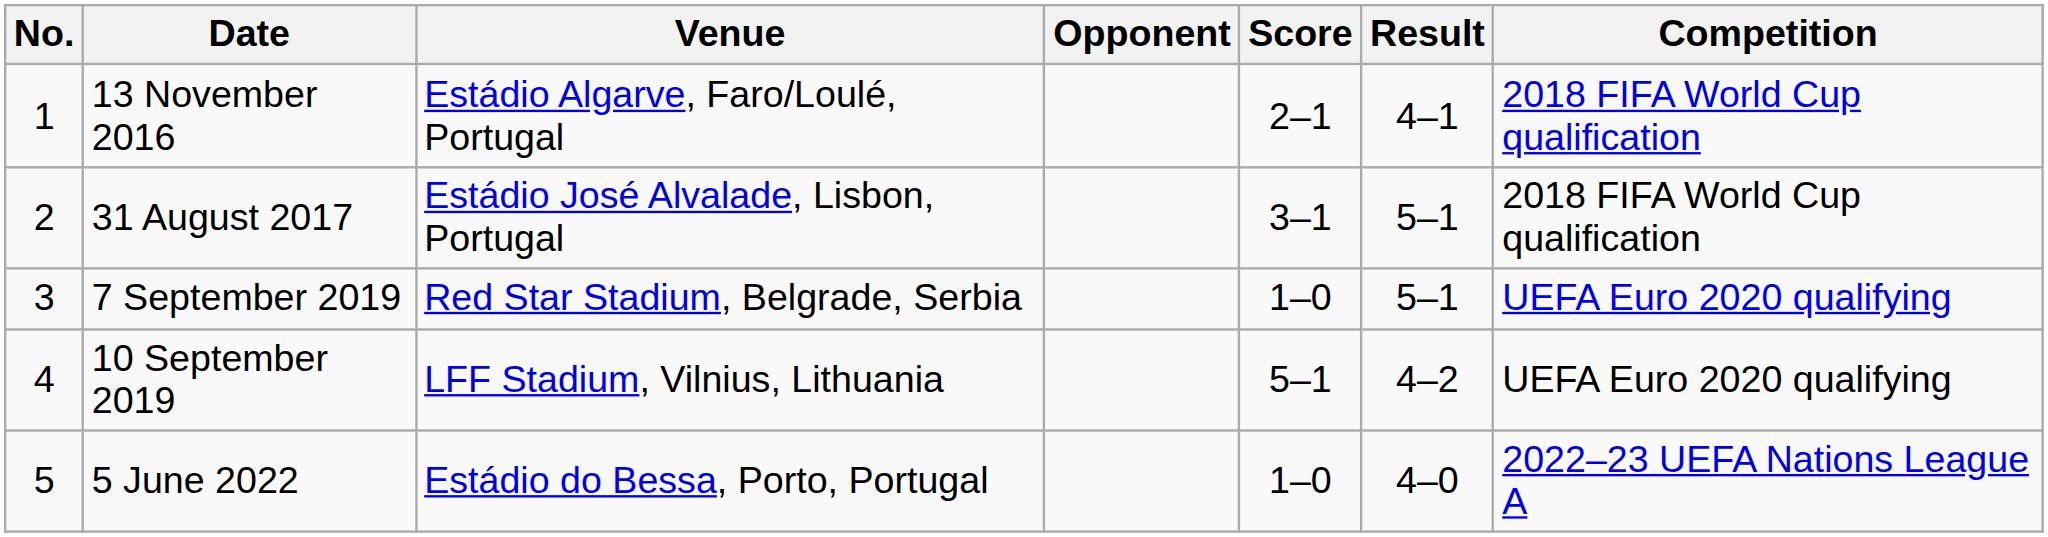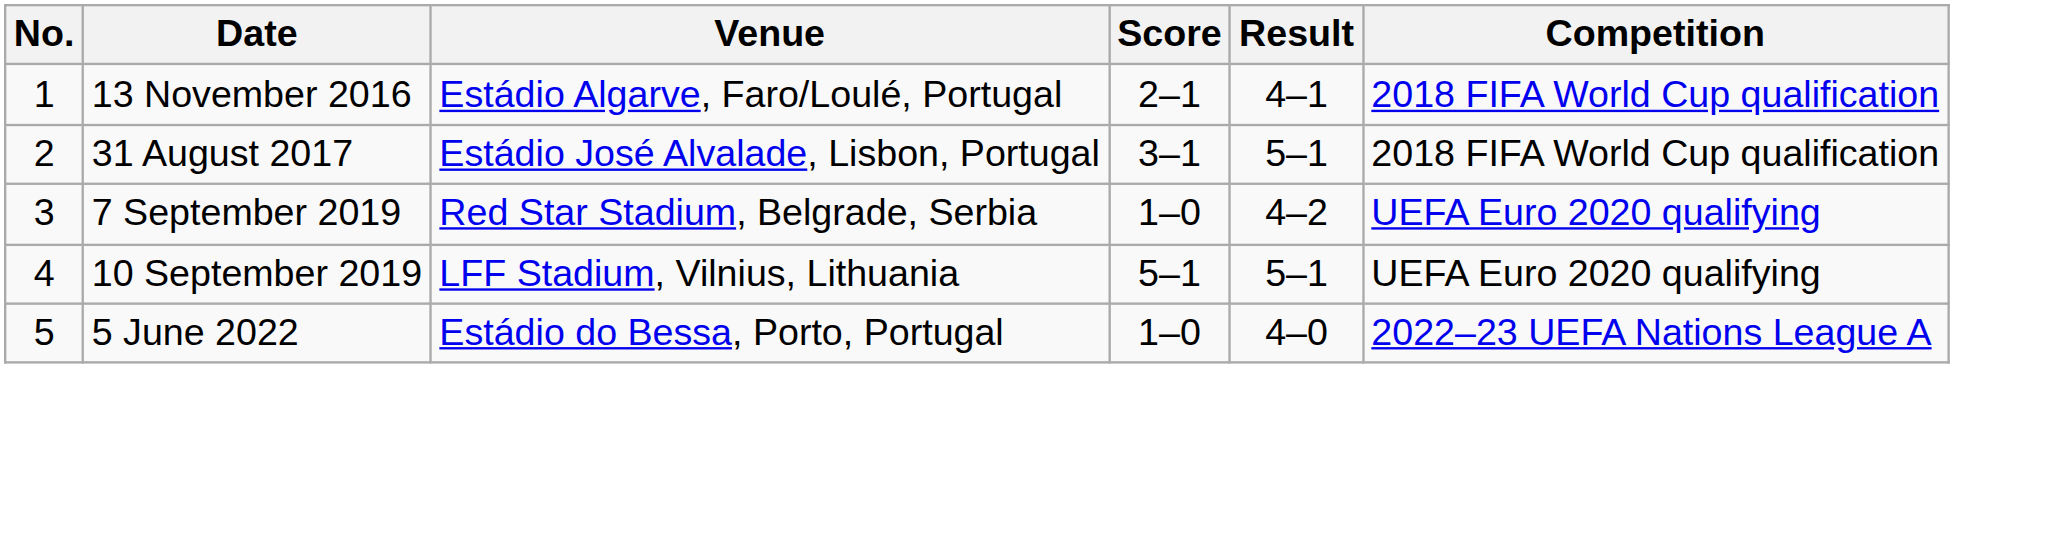- column: (1142, 34)
(1427, 297) 5–1 -> (1297, 213) 4–2
(1427, 378) 4–2 -> (1297, 272) 5–1
